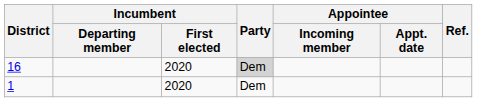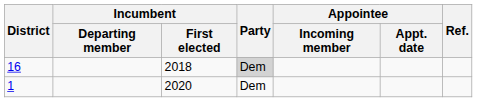(178, 67) 2020 -> (178, 67) 2018
